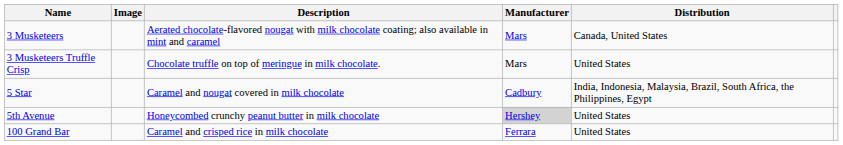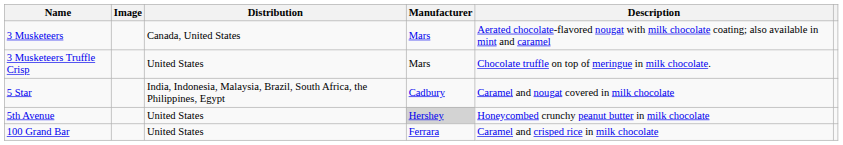columns swapped: (702, 12) <-> (324, 12)
